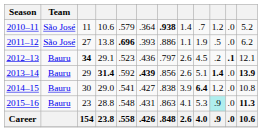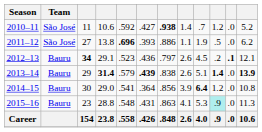(127, 27) .579 -> (127, 27) .592
(147, 27) .364 -> (147, 27) .427
(127, 73) .592 -> (127, 73) .579
(168, 73) .856 -> (168, 73) .838
(147, 88) .427 -> (147, 88) .364
(168, 88) .838 -> (168, 88) .856
(247, 104) bold -> (247, 104) normal
